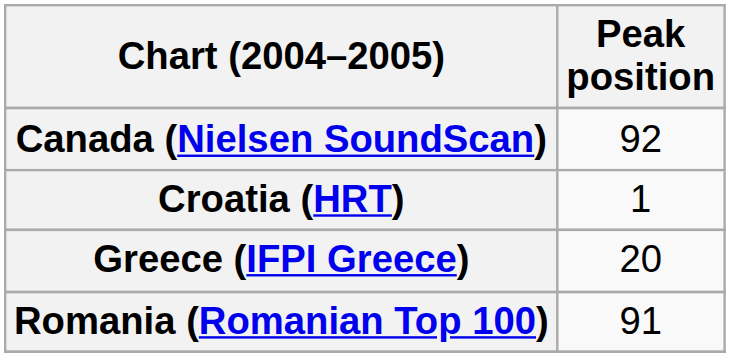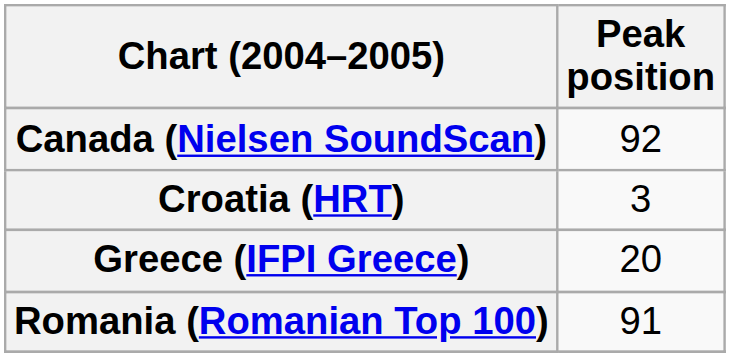(641, 199) 1 -> (641, 199) 3
